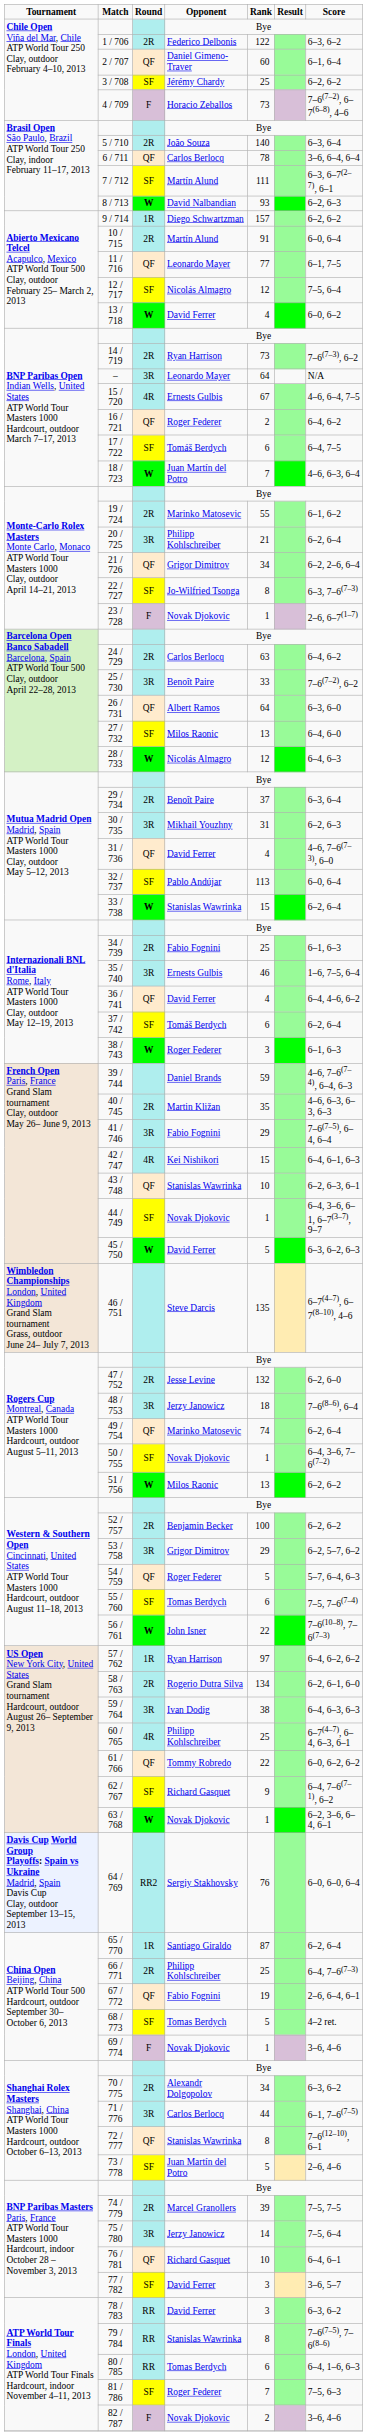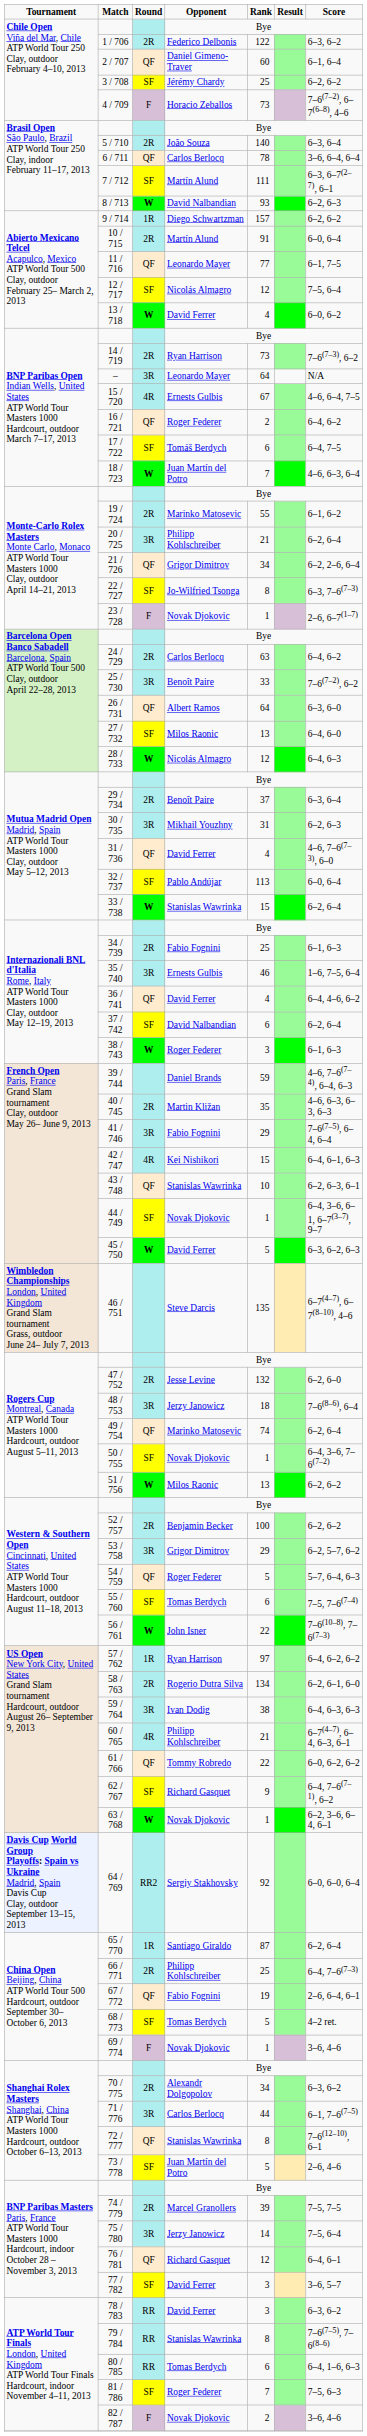(197, 1024) Tomáš Berdych -> (201, 1024) David Nalbandian
(265, 1736) 25 -> (265, 1736) 21
(265, 1882) 76 -> (265, 1882) 92
(265, 2259) 10 -> (265, 2259) 12
